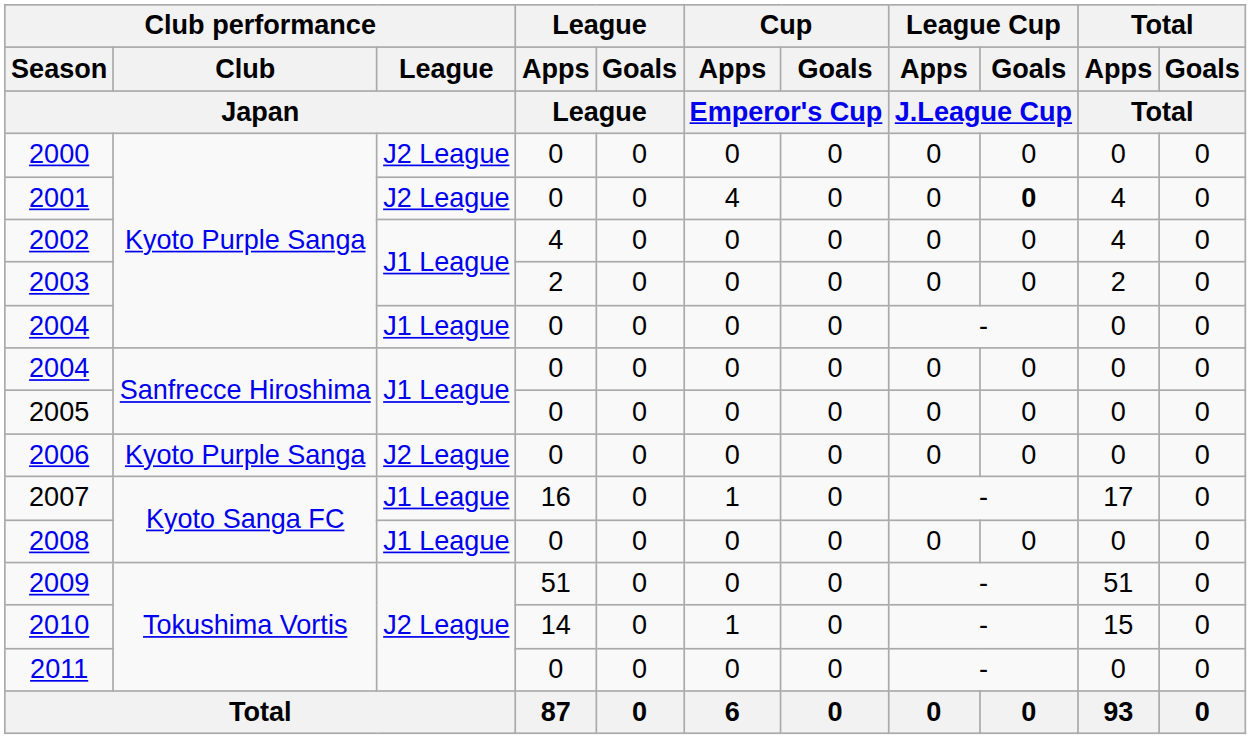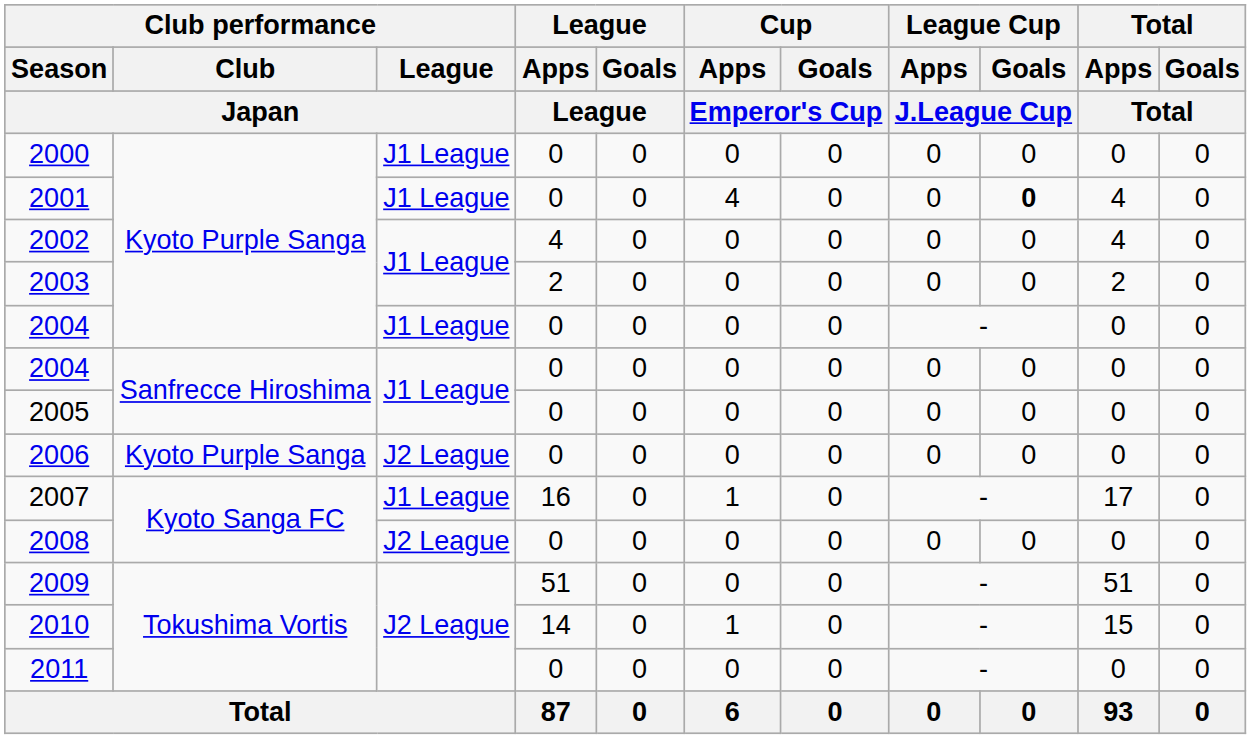(446, 154) J2 League -> (446, 154) J1 League
(446, 197) J2 League -> (446, 197) J1 League
(446, 540) J1 League -> (446, 540) J2 League
